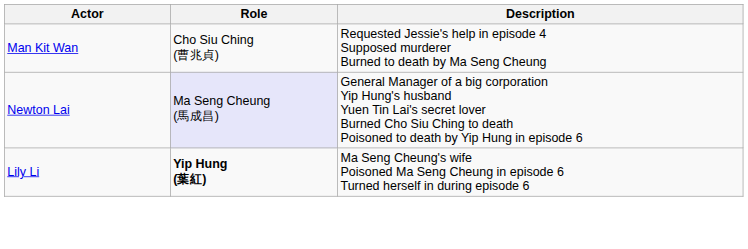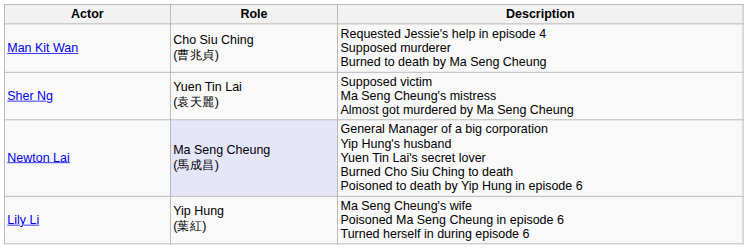+ row: (30, 96)
(200, 171) bold -> (199, 219) normal
